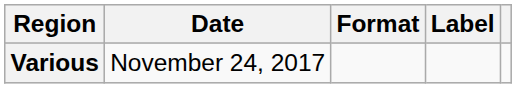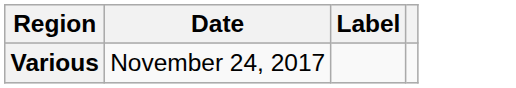- column: (378, 23)
